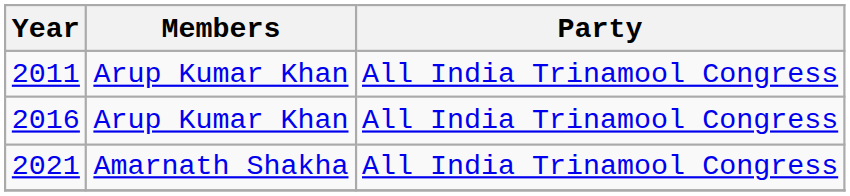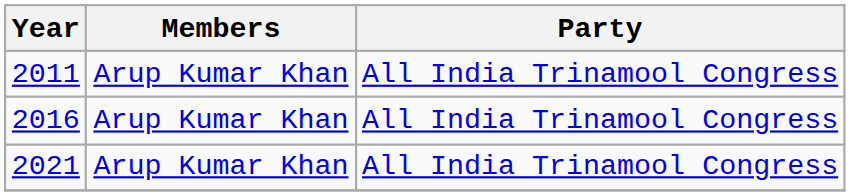(221, 167) Amarnath Shakha -> (221, 167) Arup Kumar Khan
